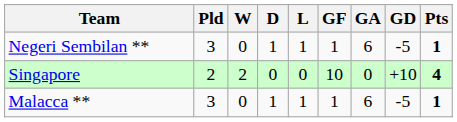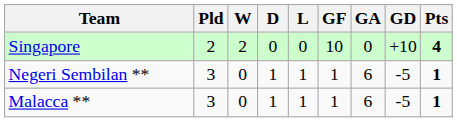rows swapped: (44, 74) <-> (79, 46)
